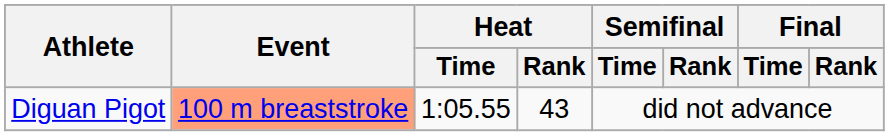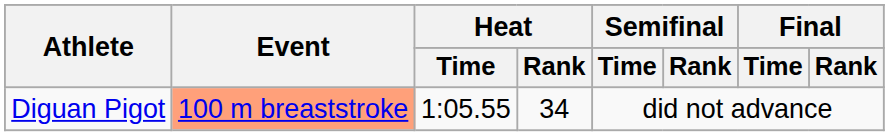(554, 109) 43 -> (554, 109) 34
